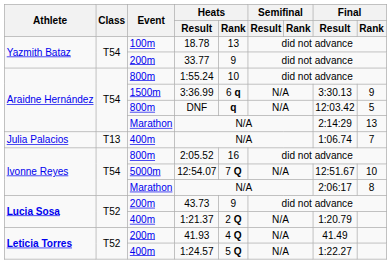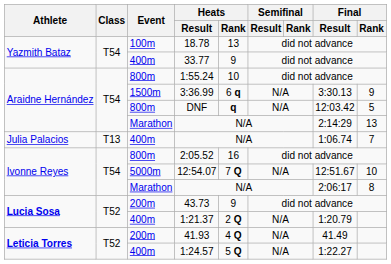(142, 60) 200m -> (142, 60) 400m
